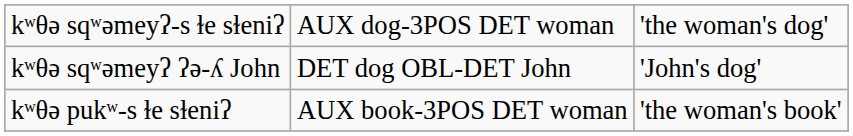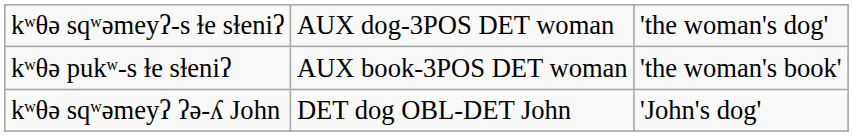rows swapped: (121, 109) <-> (146, 67)
